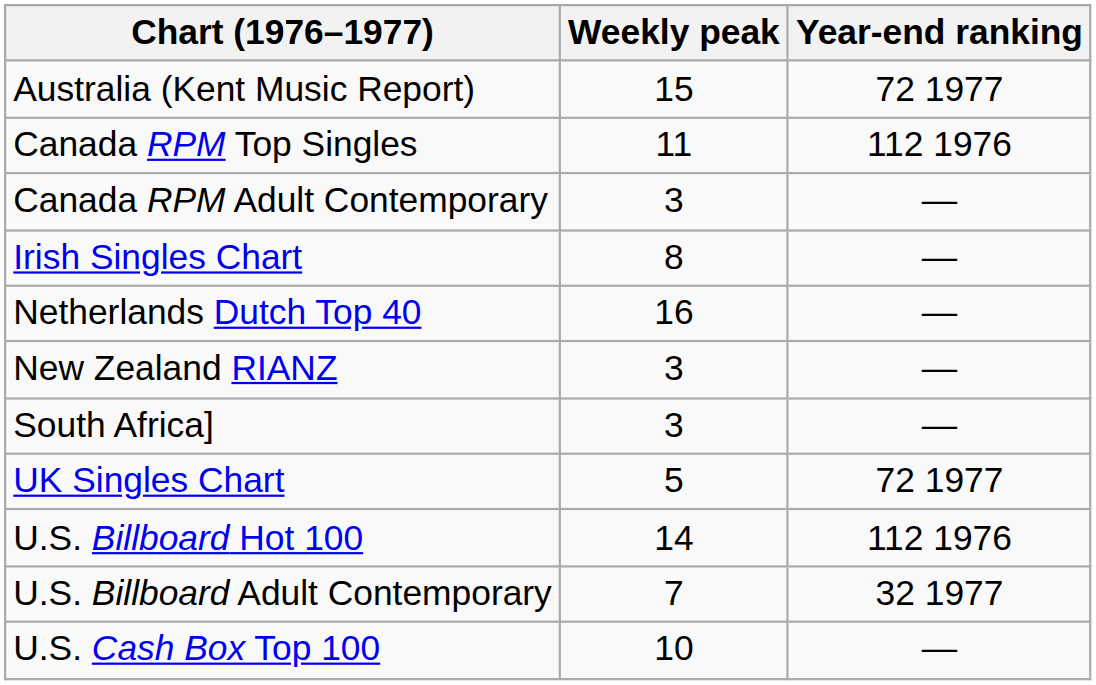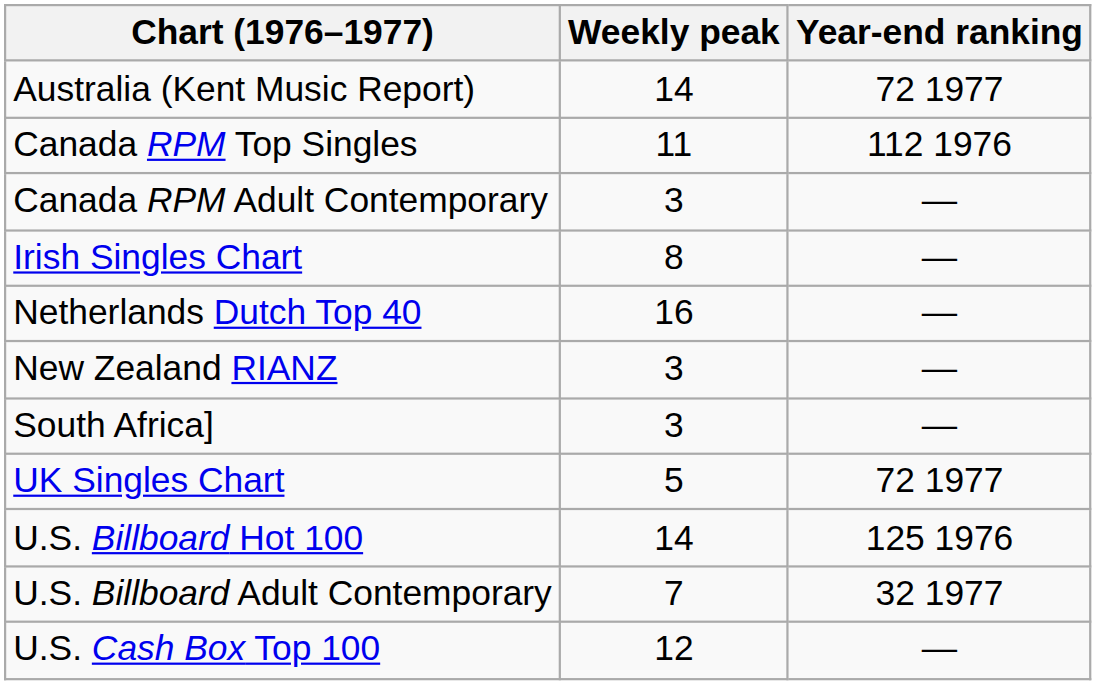(674, 88) 15 -> (674, 88) 14
(940, 537) 112 1976 -> (940, 537) 125 1976
(674, 649) 10 -> (674, 649) 12
